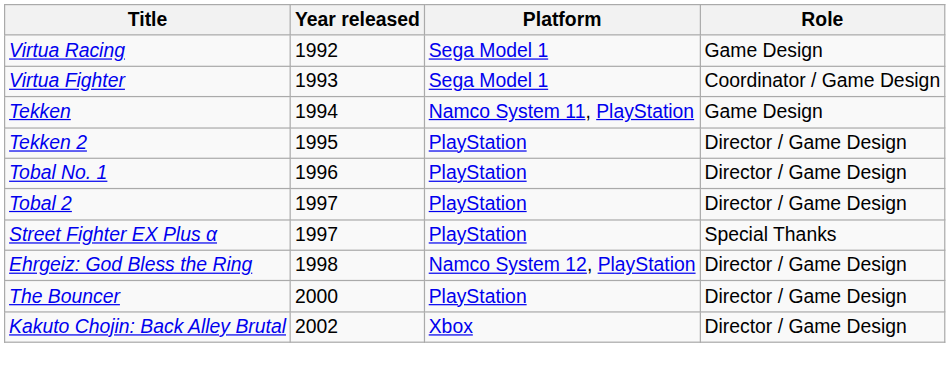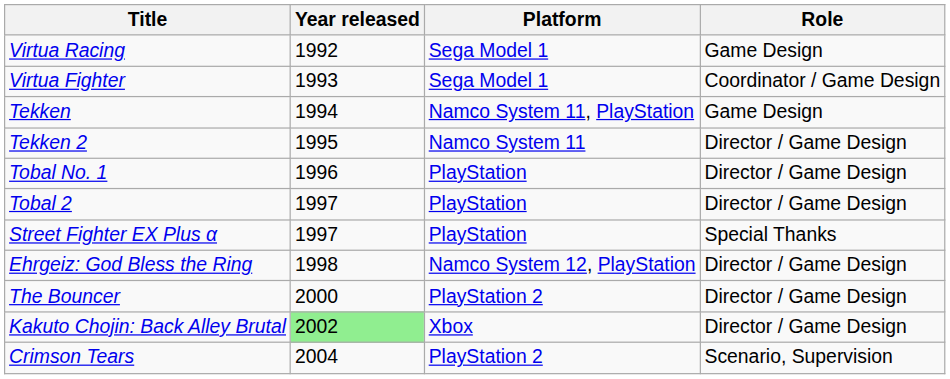(478, 142) PlayStation -> (507, 142) Namco System 11
(478, 296) PlayStation -> (486, 296) PlayStation 2
(316, 326) no background -> (316, 326) lightgreen background
+ row: (72, 357)
